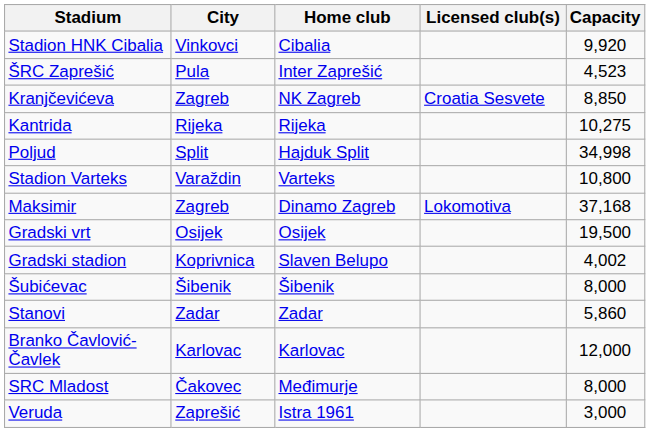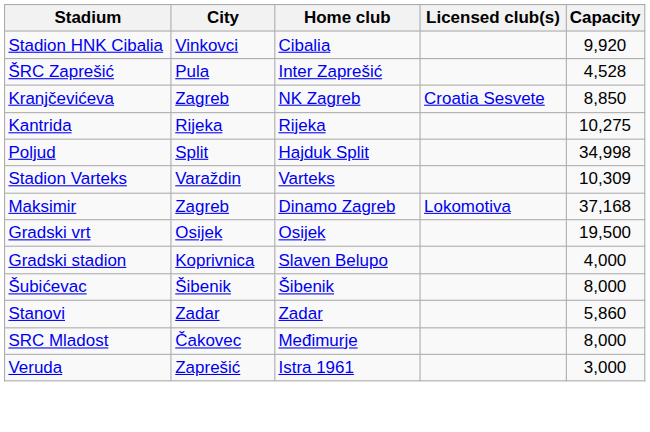(605, 71) 4,523 -> (605, 71) 4,528
(605, 179) 10,800 -> (605, 179) 10,309
(605, 260) 4,002 -> (605, 260) 4,000
- row: (73, 350)
